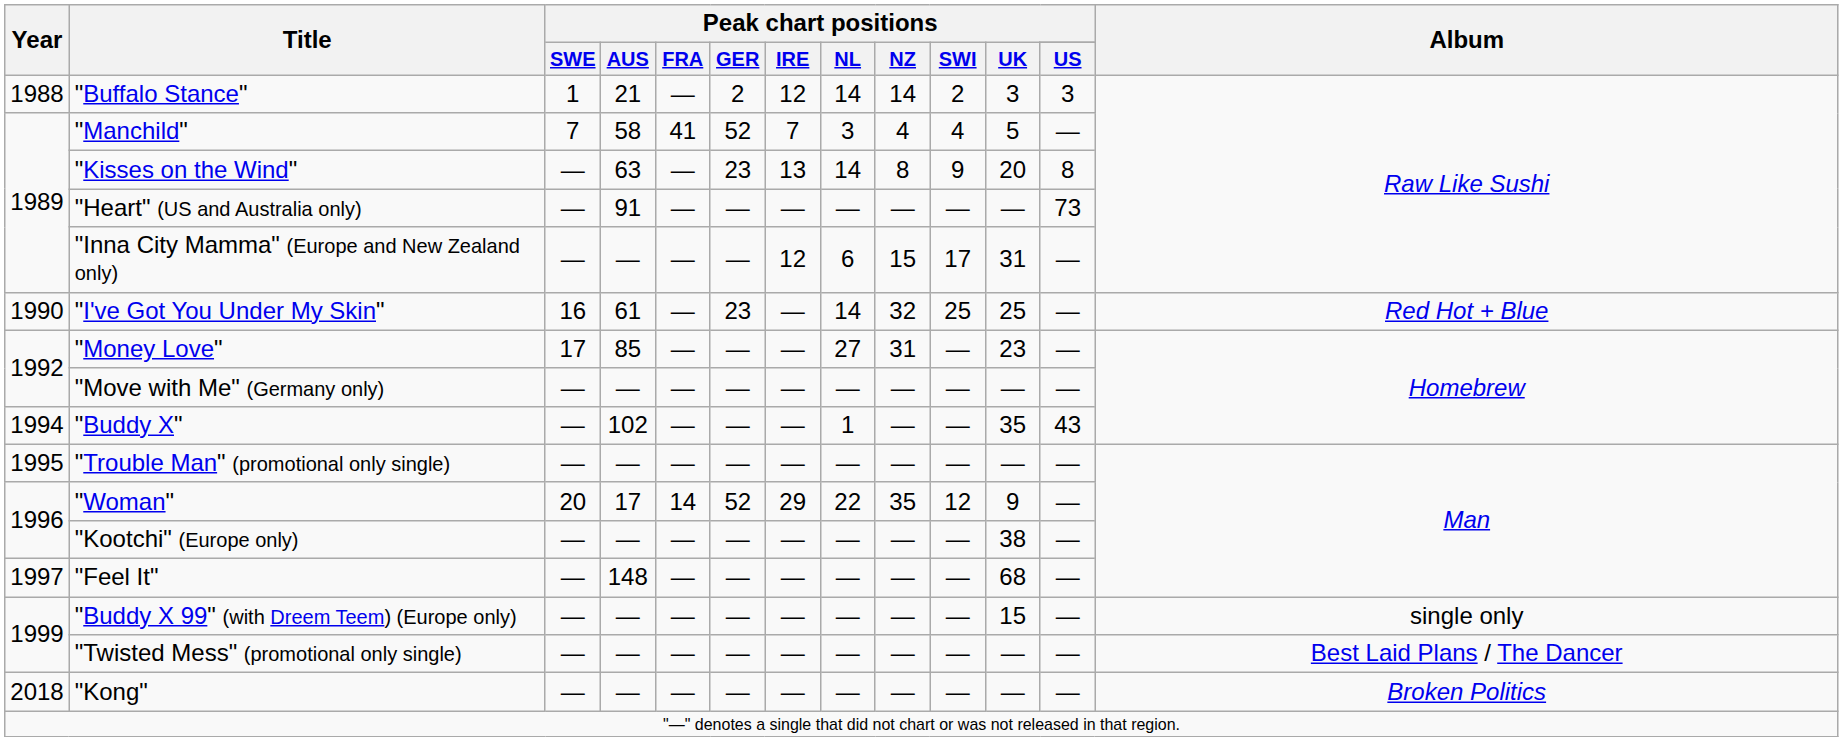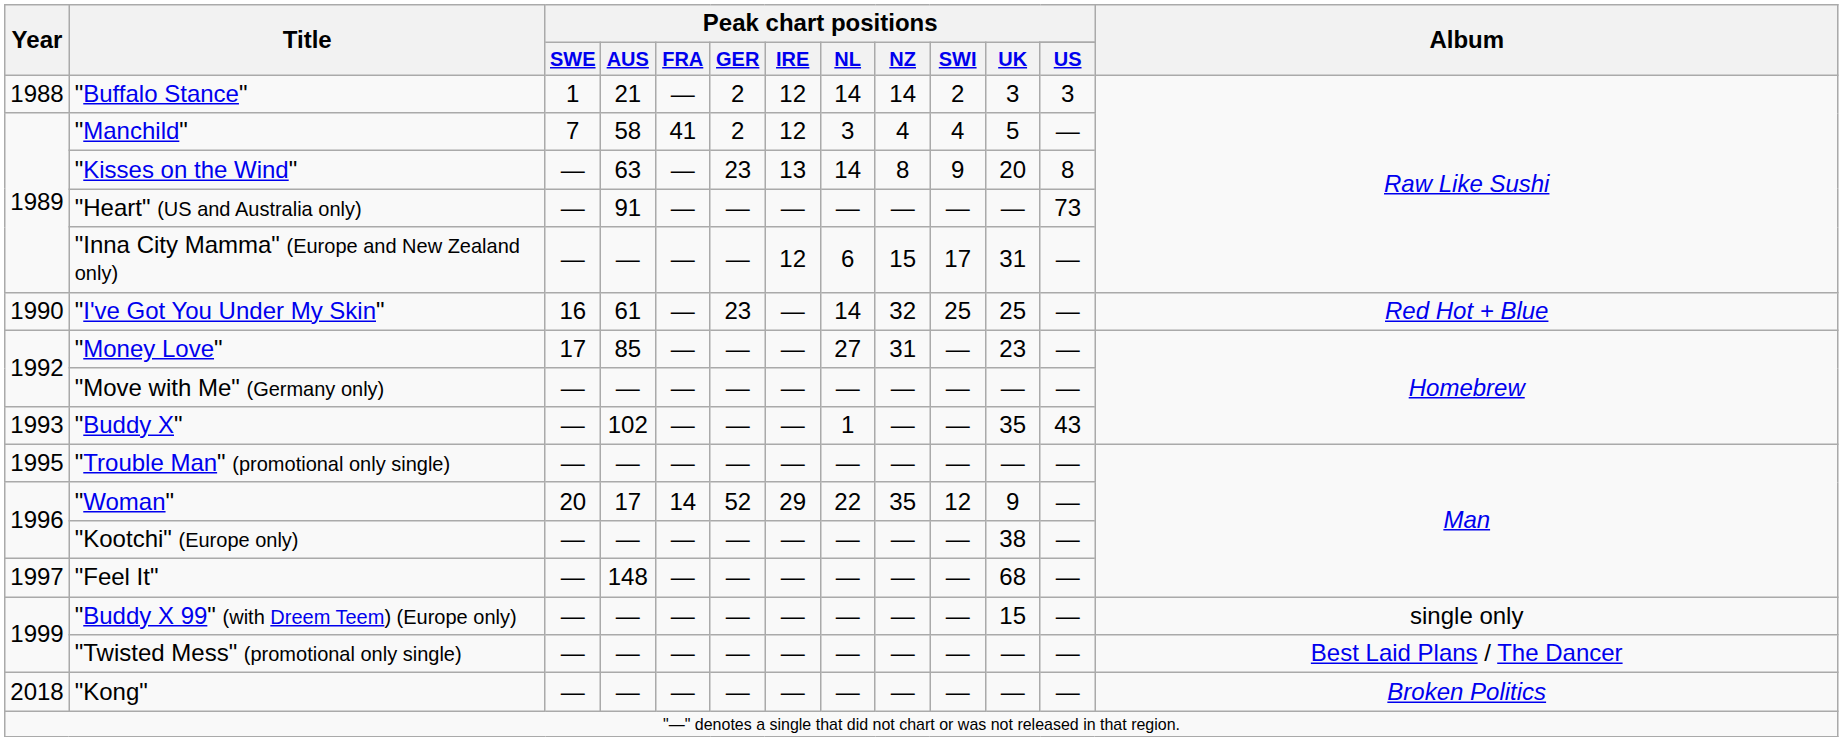(738, 131) 52 -> (738, 131) 2
(793, 131) 7 -> (793, 131) 12
(37, 425) 1994 -> (37, 425) 1993
